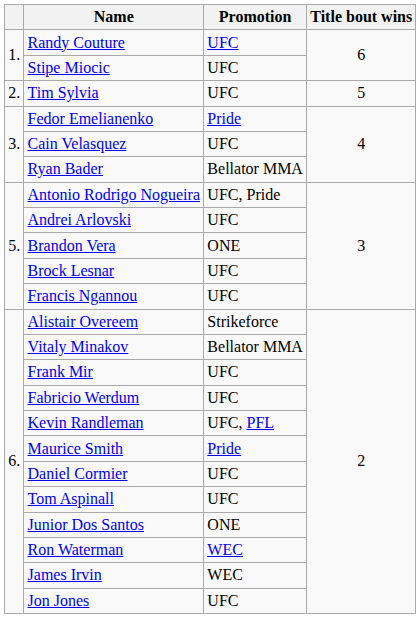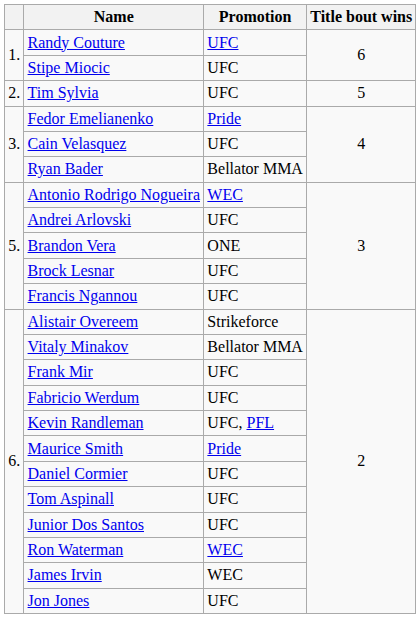(244, 194) UFC, Pride -> (225, 194) WEC
(224, 524) ONE -> (223, 524) UFC
